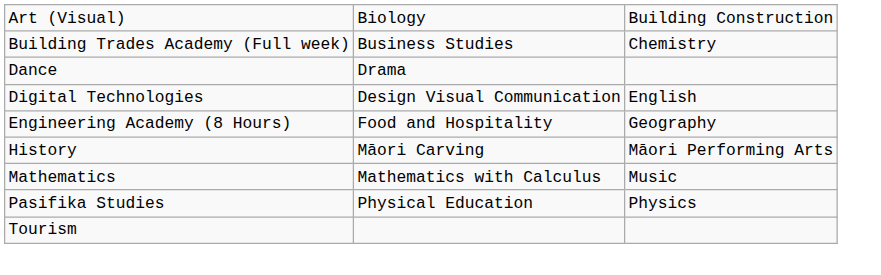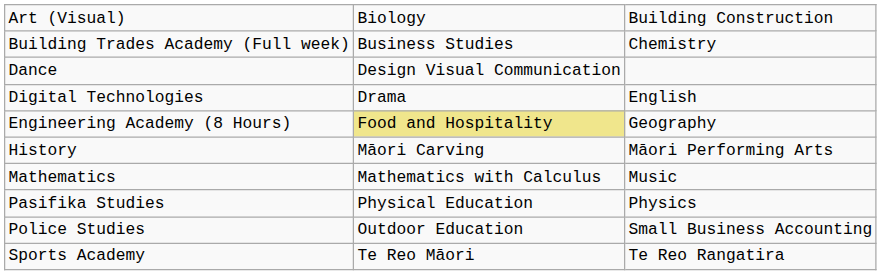(382, 71) Drama -> (489, 71) Design Visual Communication
(489, 97) Design Visual Communication -> (382, 97) Drama
(455, 124) no background -> (455, 124) khaki background
+ row: (77, 230)
+ row: (77, 256)
- row: (43, 230)
